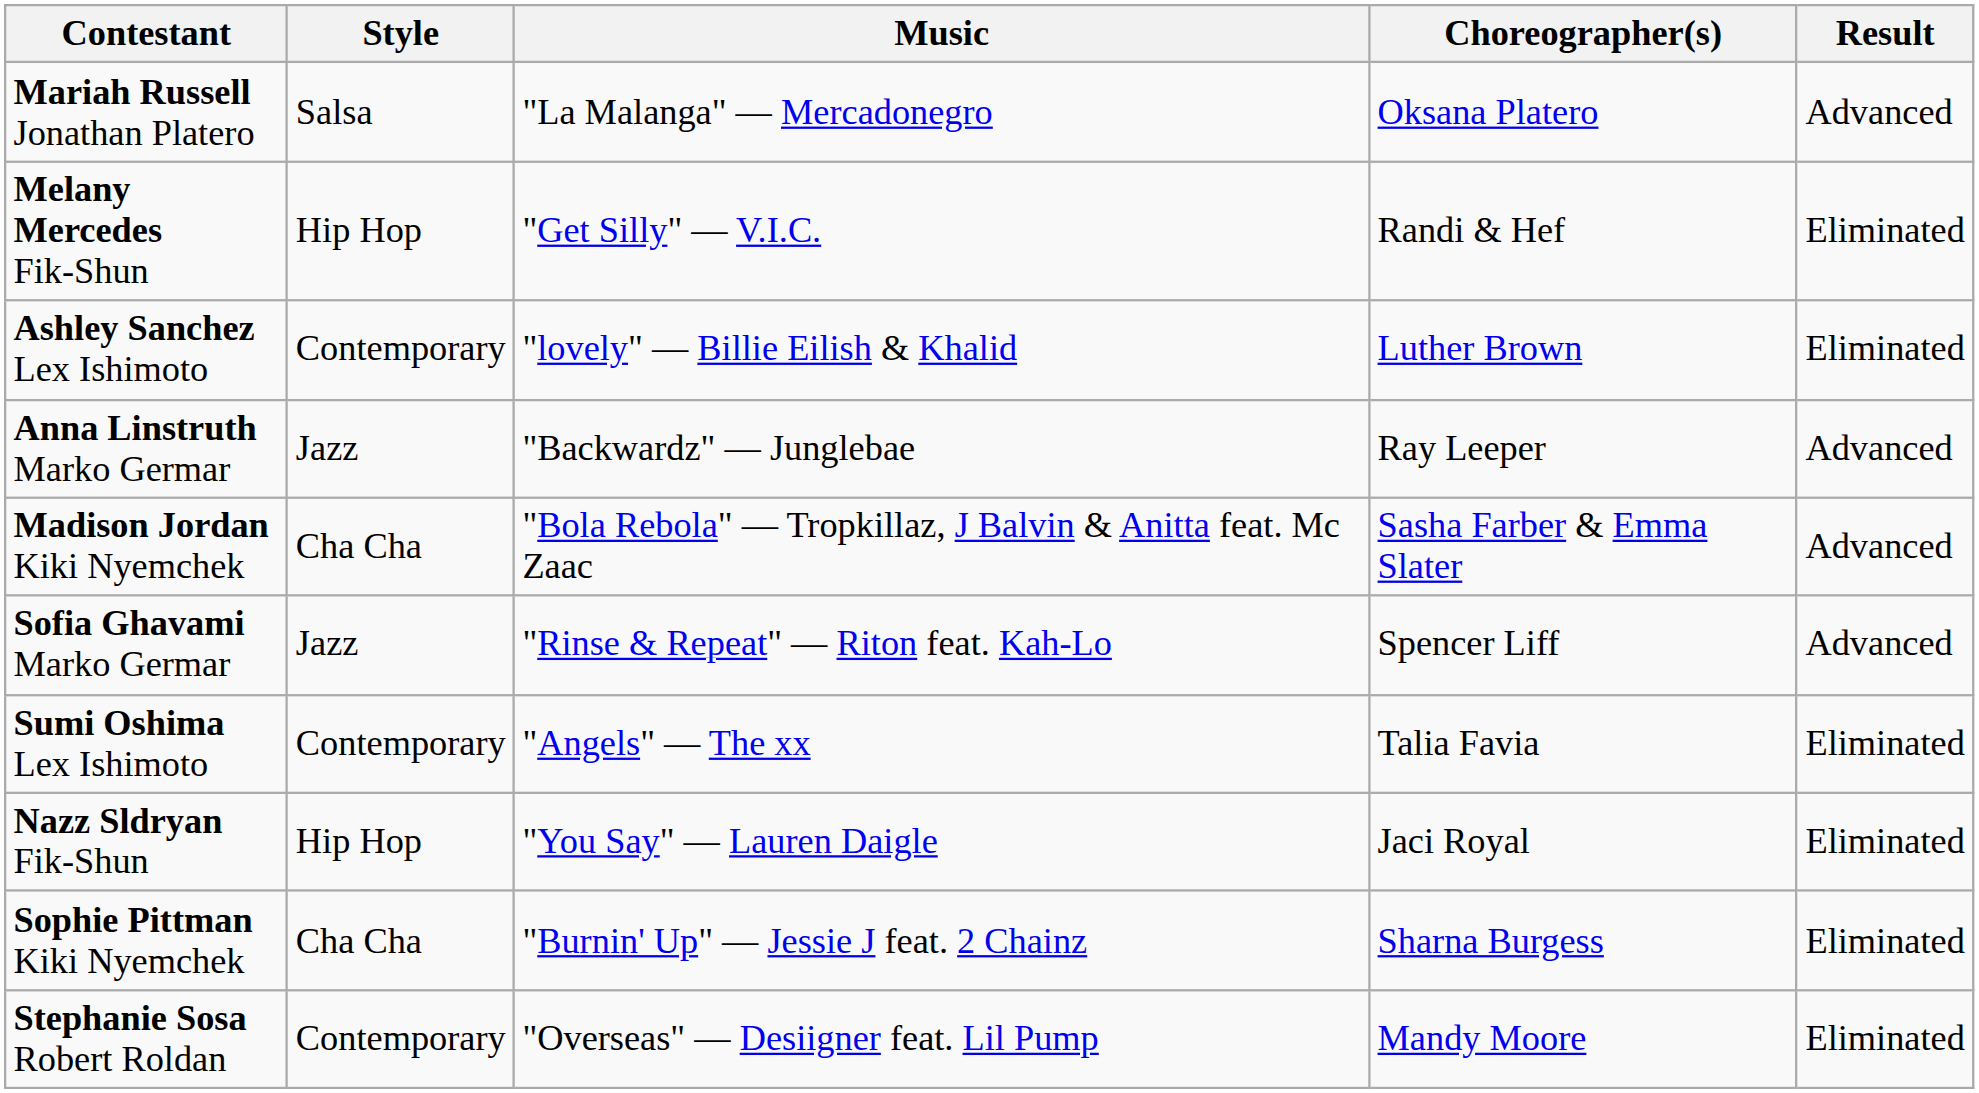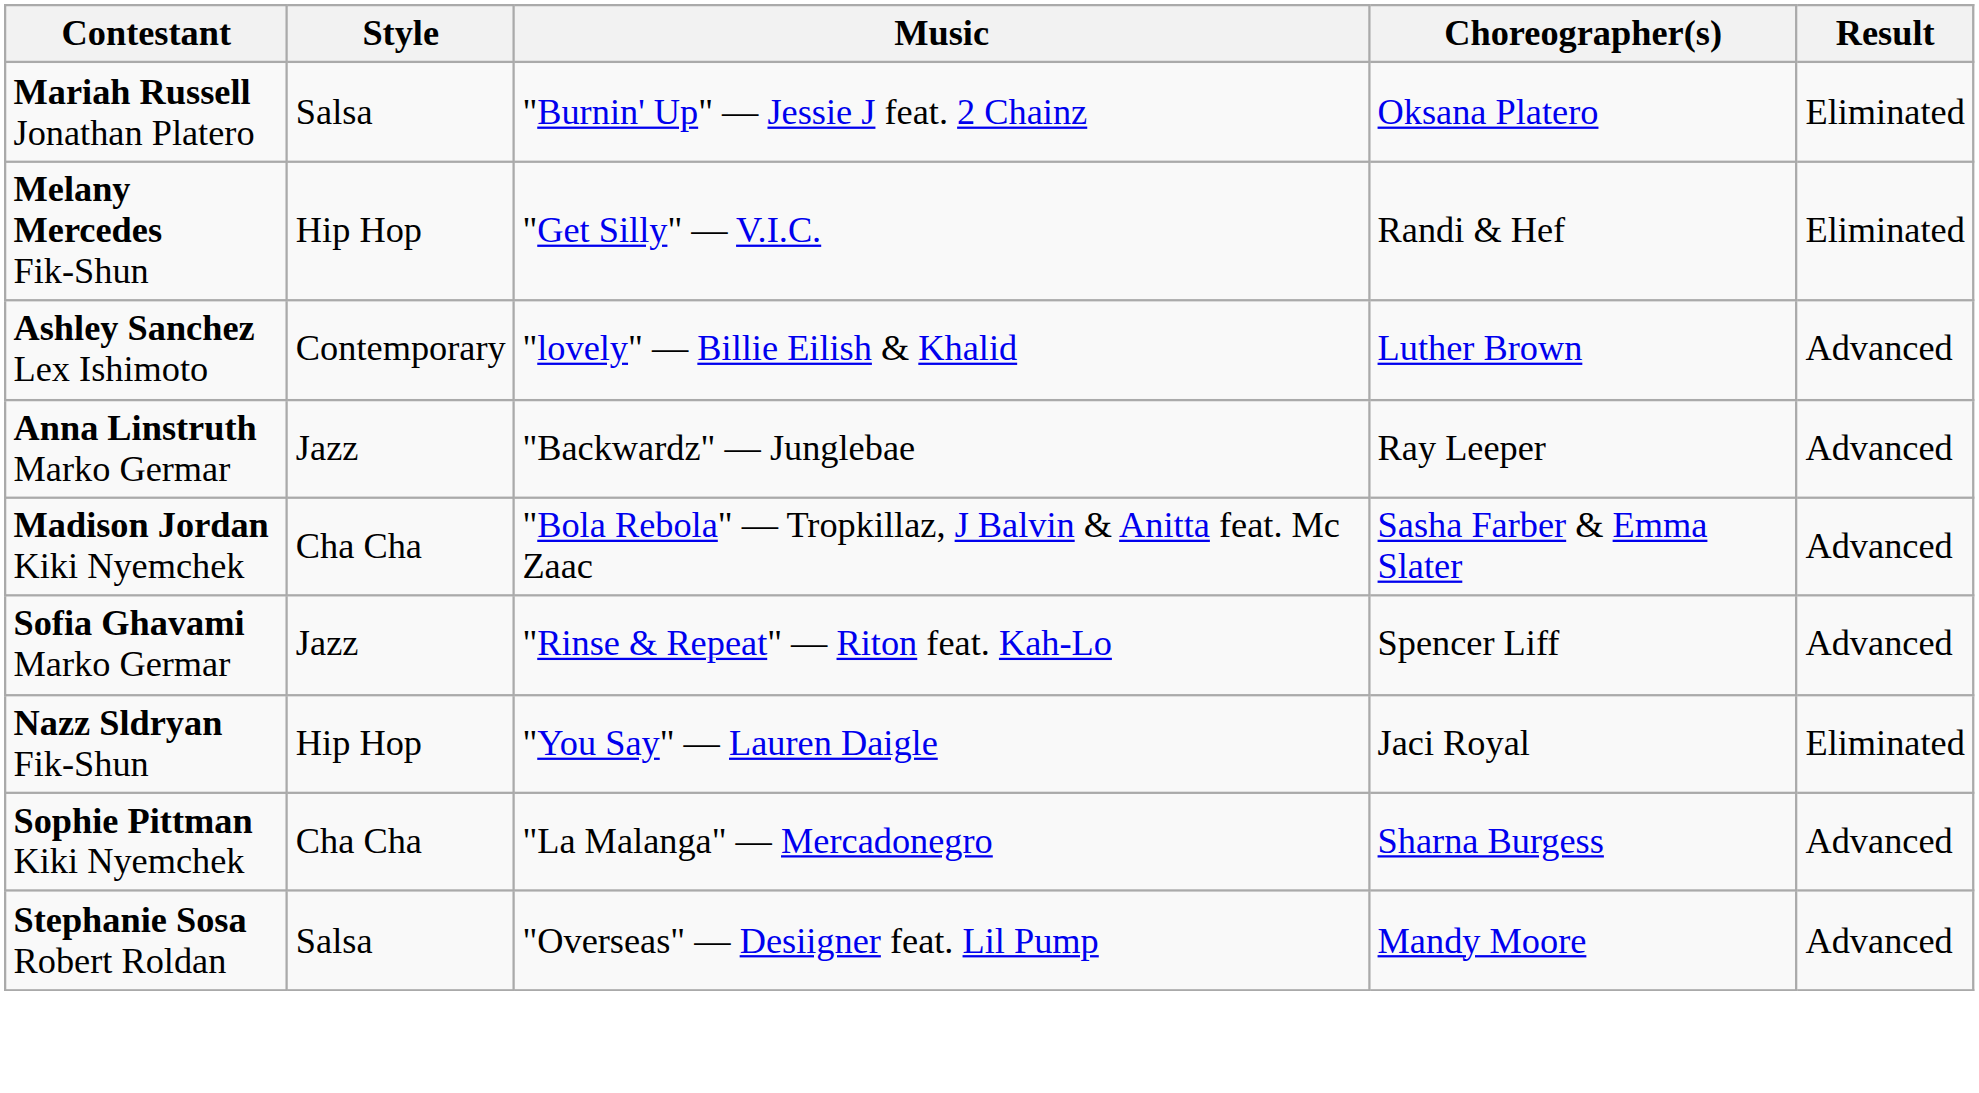(758, 111) "La Malanga" — Mercadonegro -> (805, 111) "Burnin' Up" — Jessie J feat. 2 Chainz
(1879, 111) Advanced -> (1885, 111) Eliminated
(1885, 349) Eliminated -> (1879, 349) Advanced
- row: (119, 742)
(805, 939) "Burnin' Up" — Jessie J feat. 2 Chainz -> (758, 841) "La Malanga" — Mercadonegro
(1885, 939) Eliminated -> (1879, 841) Advanced
(401, 1038) Contemporary -> (334, 939) Salsa
(1885, 1038) Eliminated -> (1879, 939) Advanced
